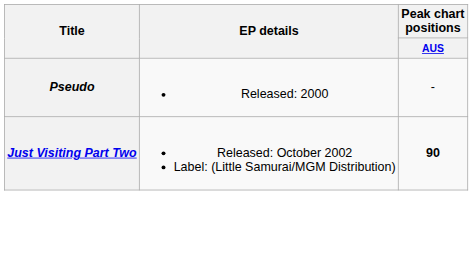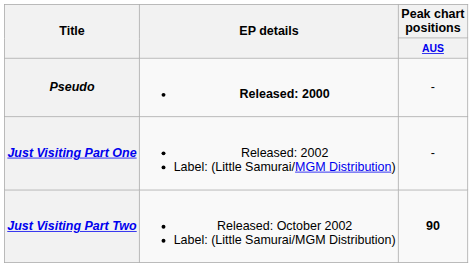(269, 94) normal -> (269, 94) bold
+ row: (72, 153)
